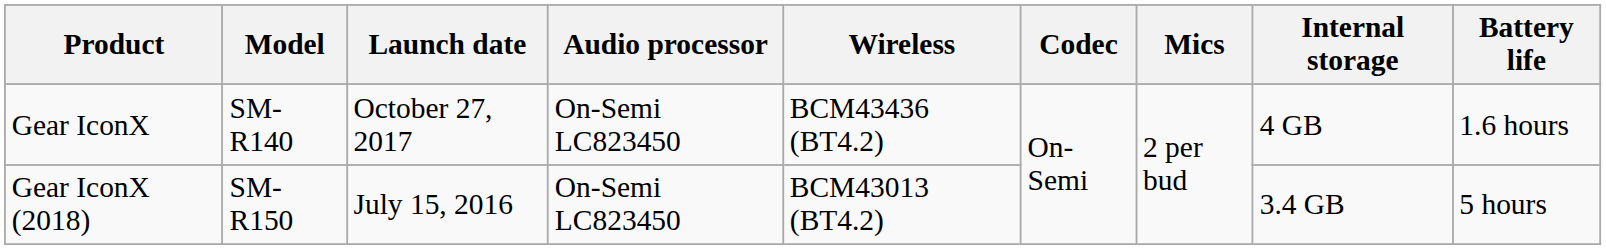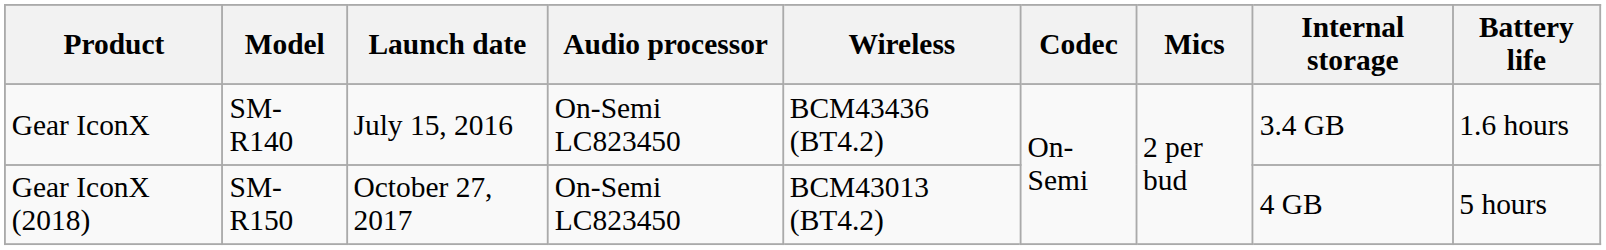(423, 124) October 27, 2017 -> (433, 124) July 15, 2016
(1291, 124) 4 GB -> (1302, 124) 3.4 GB
(433, 204) July 15, 2016 -> (423, 204) October 27, 2017
(1302, 204) 3.4 GB -> (1291, 204) 4 GB
